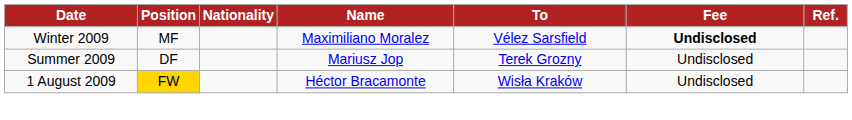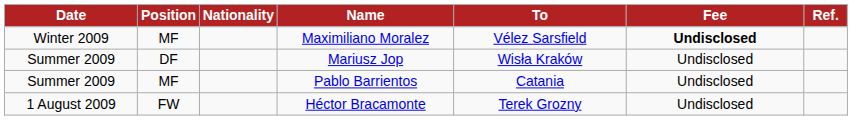(540, 60) Terek Grozny -> (540, 60) Wisła Kraków
+ row: (366, 82)
(169, 82) gold background -> (169, 104) no background
(540, 82) Wisła Kraków -> (540, 104) Terek Grozny
